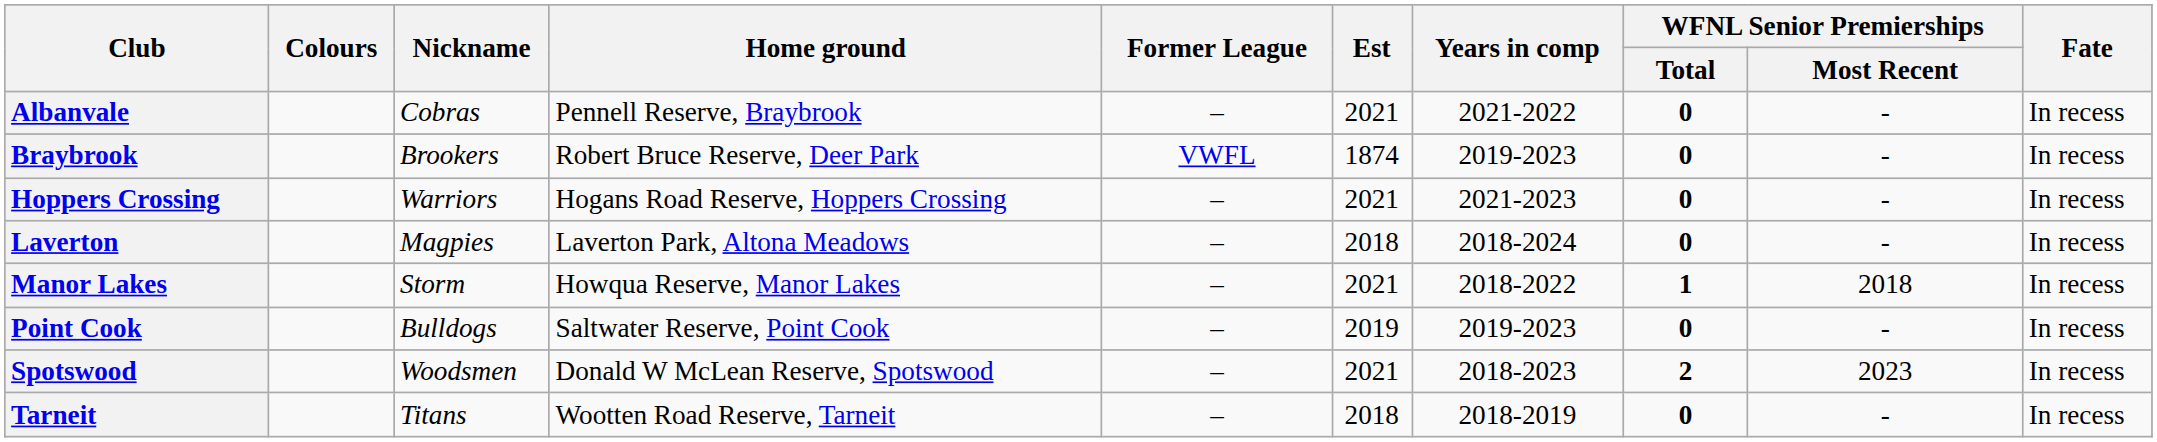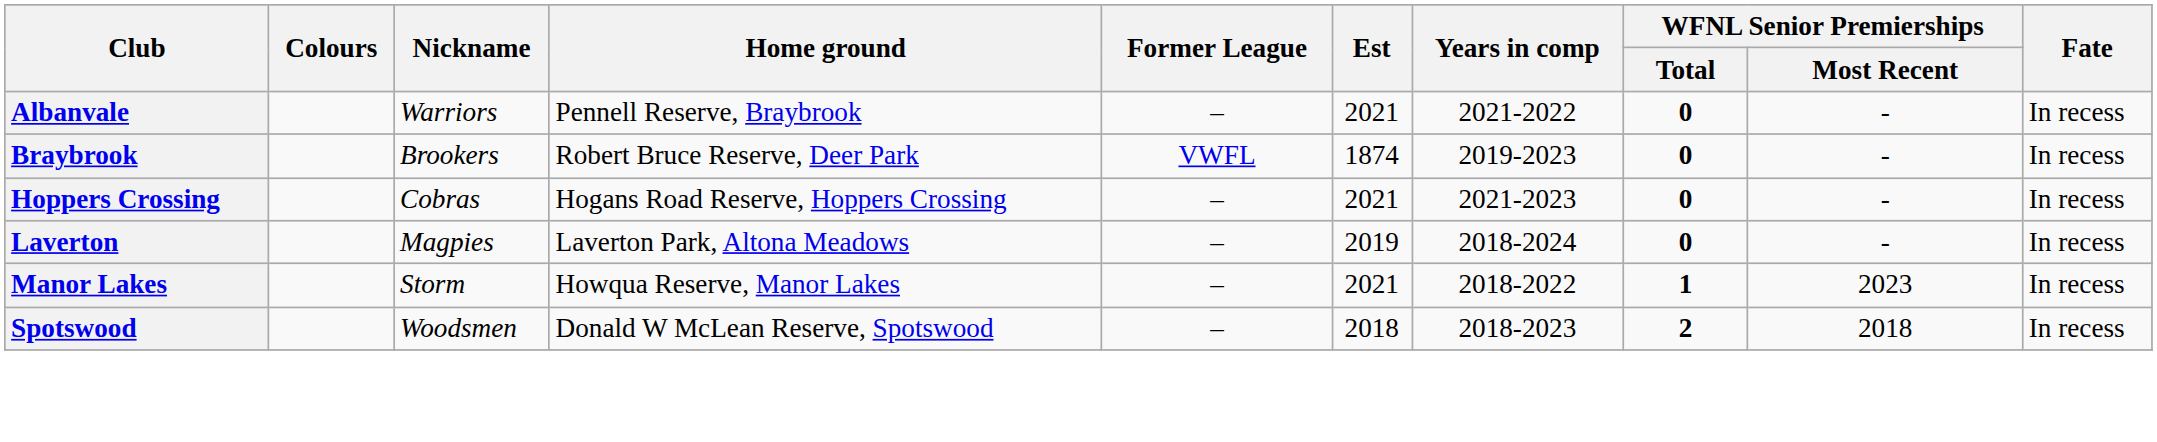(440, 112) Cobras -> (449, 112) Warriors
(449, 198) Warriors -> (440, 198) Cobras
(1372, 241) 2018 -> (1372, 241) 2019
(1885, 284) 2018 -> (1885, 284) 2023
- row: (76, 328)
(1372, 371) 2021 -> (1372, 328) 2018
(1885, 371) 2023 -> (1885, 328) 2018
- row: (54, 414)
